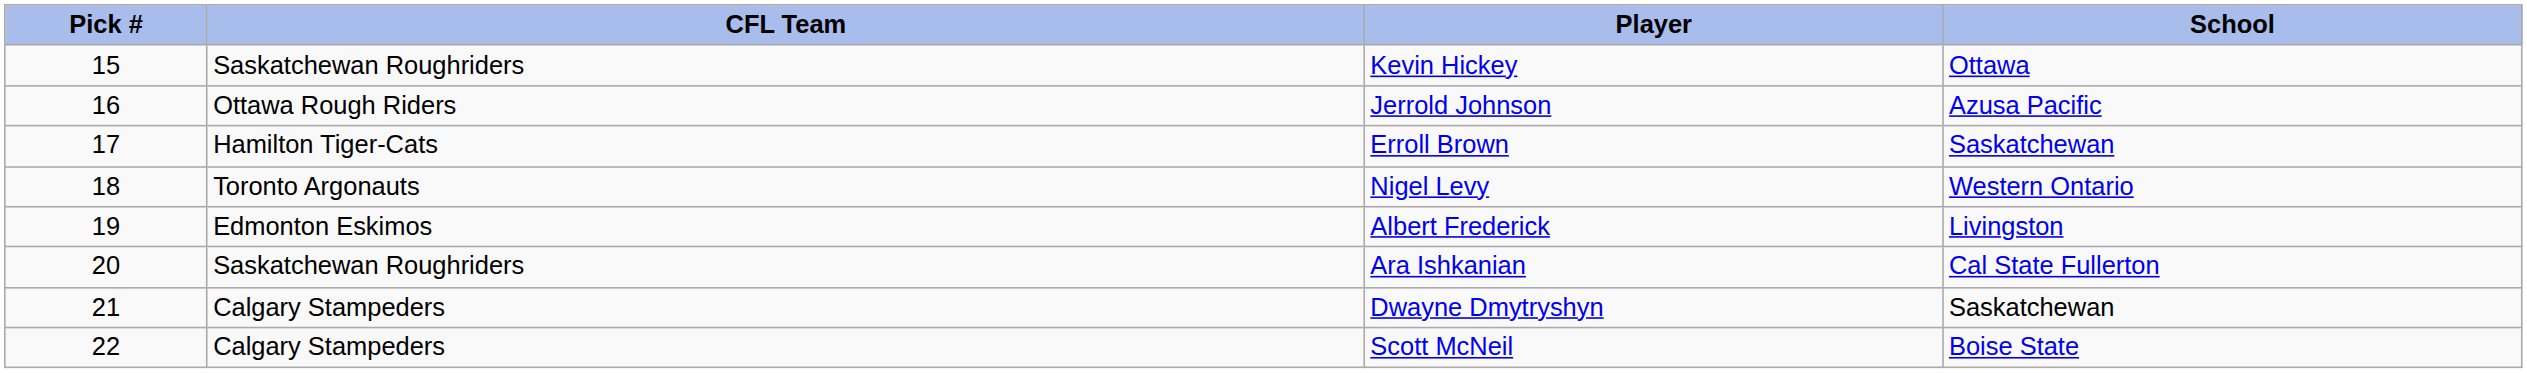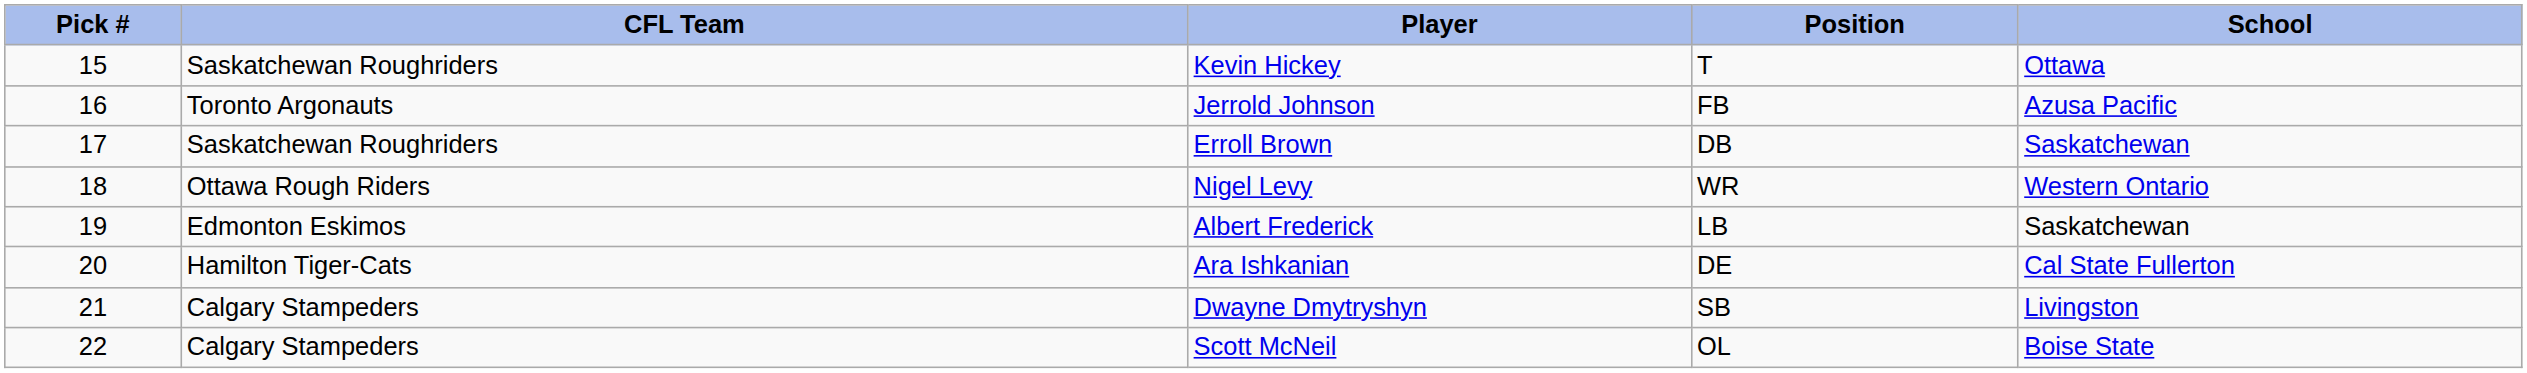+ column: (1855, 24)
(335, 105) Ottawa Rough Riders -> (290, 105) Toronto Argonauts
(326, 145) Hamilton Tiger-Cats -> (342, 145) Saskatchewan Roughriders
(316, 186) Toronto Argonauts -> (308, 186) Ottawa Rough Riders
(2006, 226) Livingston -> (2107, 226) Saskatchewan
(369, 266) Saskatchewan Roughriders -> (299, 266) Hamilton Tiger-Cats
(2032, 307) Saskatchewan -> (2081, 307) Livingston
